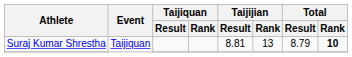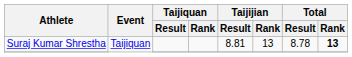(300, 45) 8.79 -> (300, 45) 8.78
(333, 45) 10 -> (333, 45) 13
